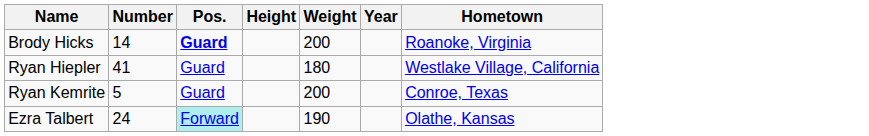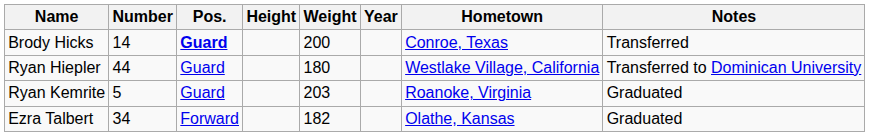+ column: (734, 17)
(468, 42) Roanoke, Virginia -> (457, 42) Conroe, Texas
(121, 67) 41 -> (121, 67) 44
(317, 93) 200 -> (317, 93) 203
(457, 93) Conroe, Texas -> (468, 93) Roanoke, Virginia
(121, 118) 24 -> (121, 118) 34
(210, 118) paleturquoise background -> (210, 118) no background
(317, 118) 190 -> (317, 118) 182
